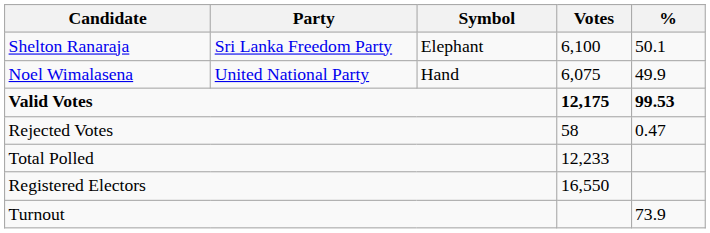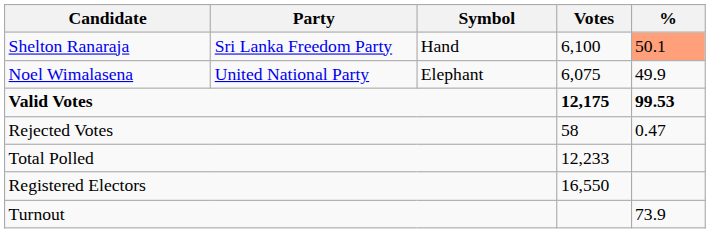(452, 46) Elephant -> (440, 46) Hand
(650, 46) no background -> (650, 46) lightsalmon background
(440, 74) Hand -> (452, 74) Elephant
